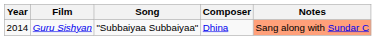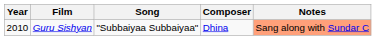(17, 27) 2014 -> (17, 27) 2010
